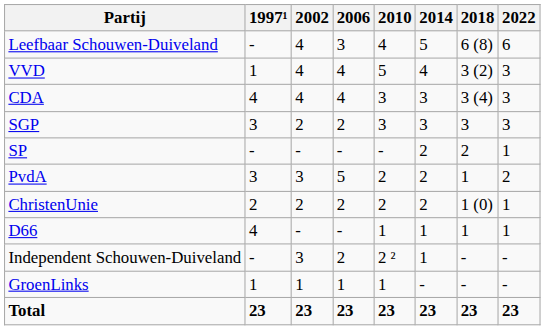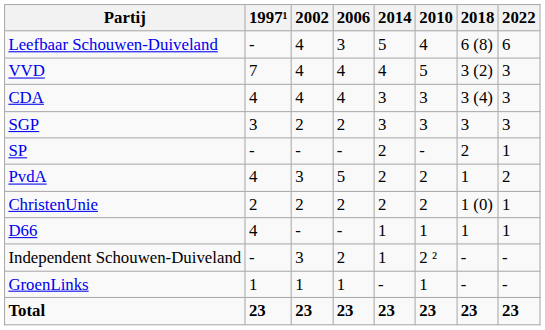columns swapped: (395, 17) <-> (436, 17)
(253, 71) 1 -> (253, 71) 7
(253, 177) 3 -> (253, 177) 4
